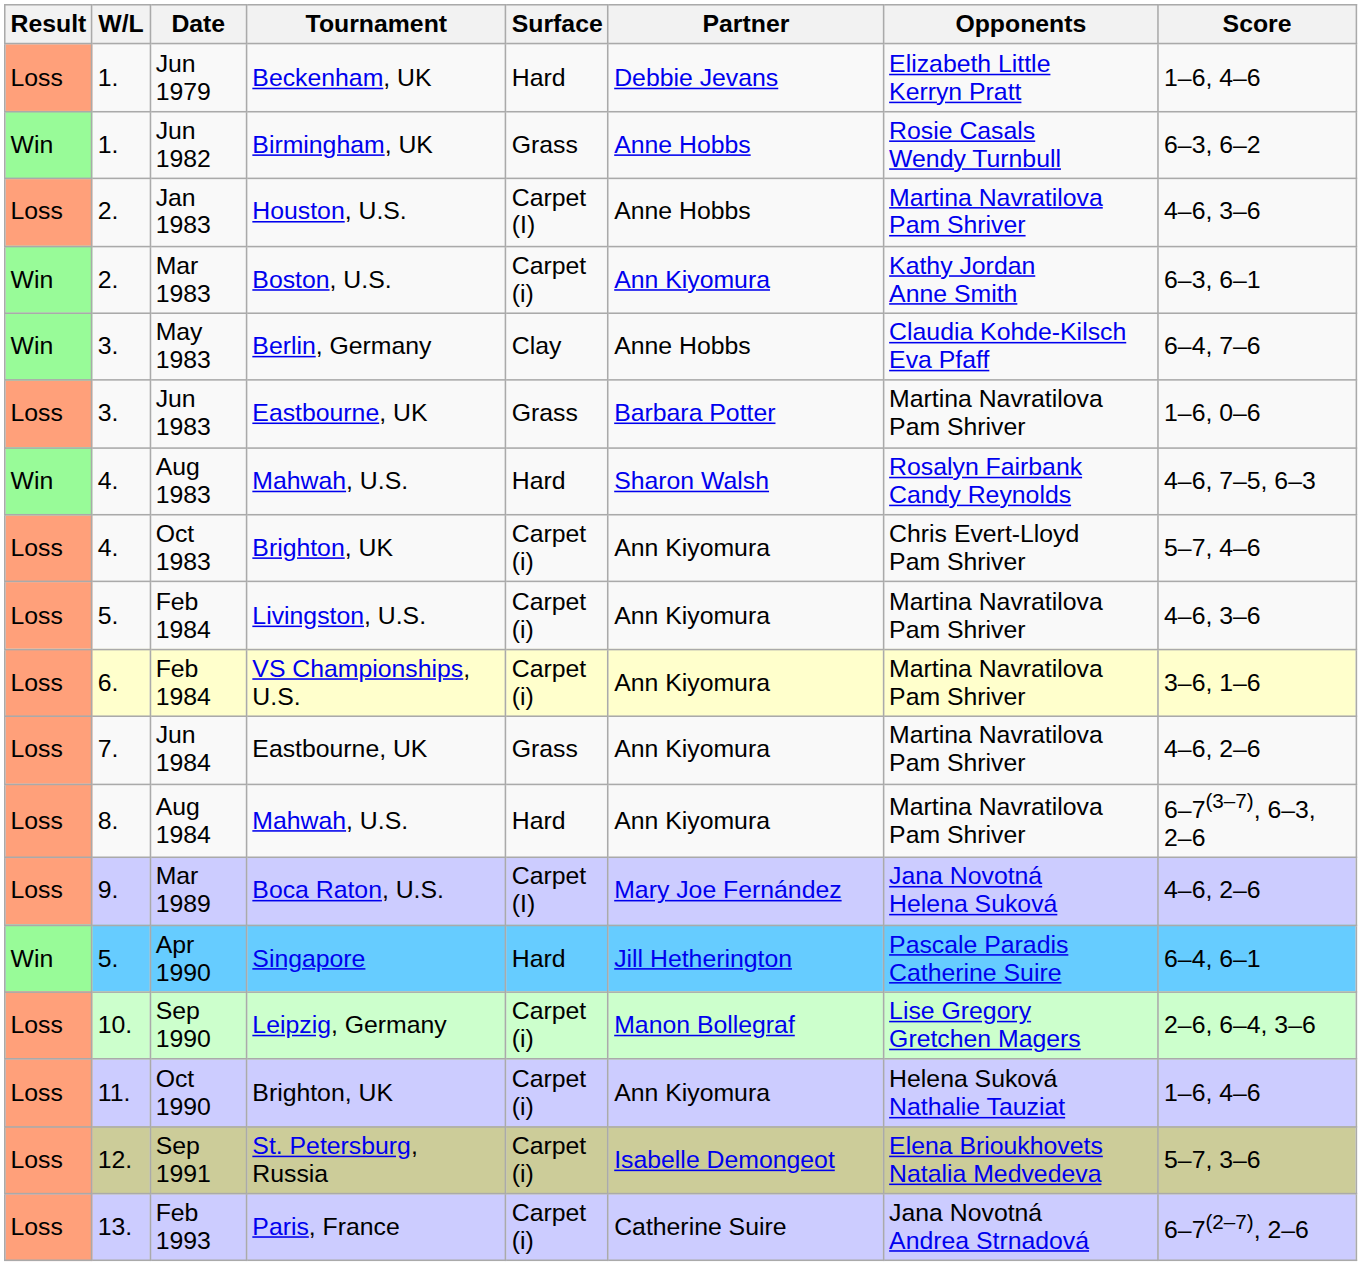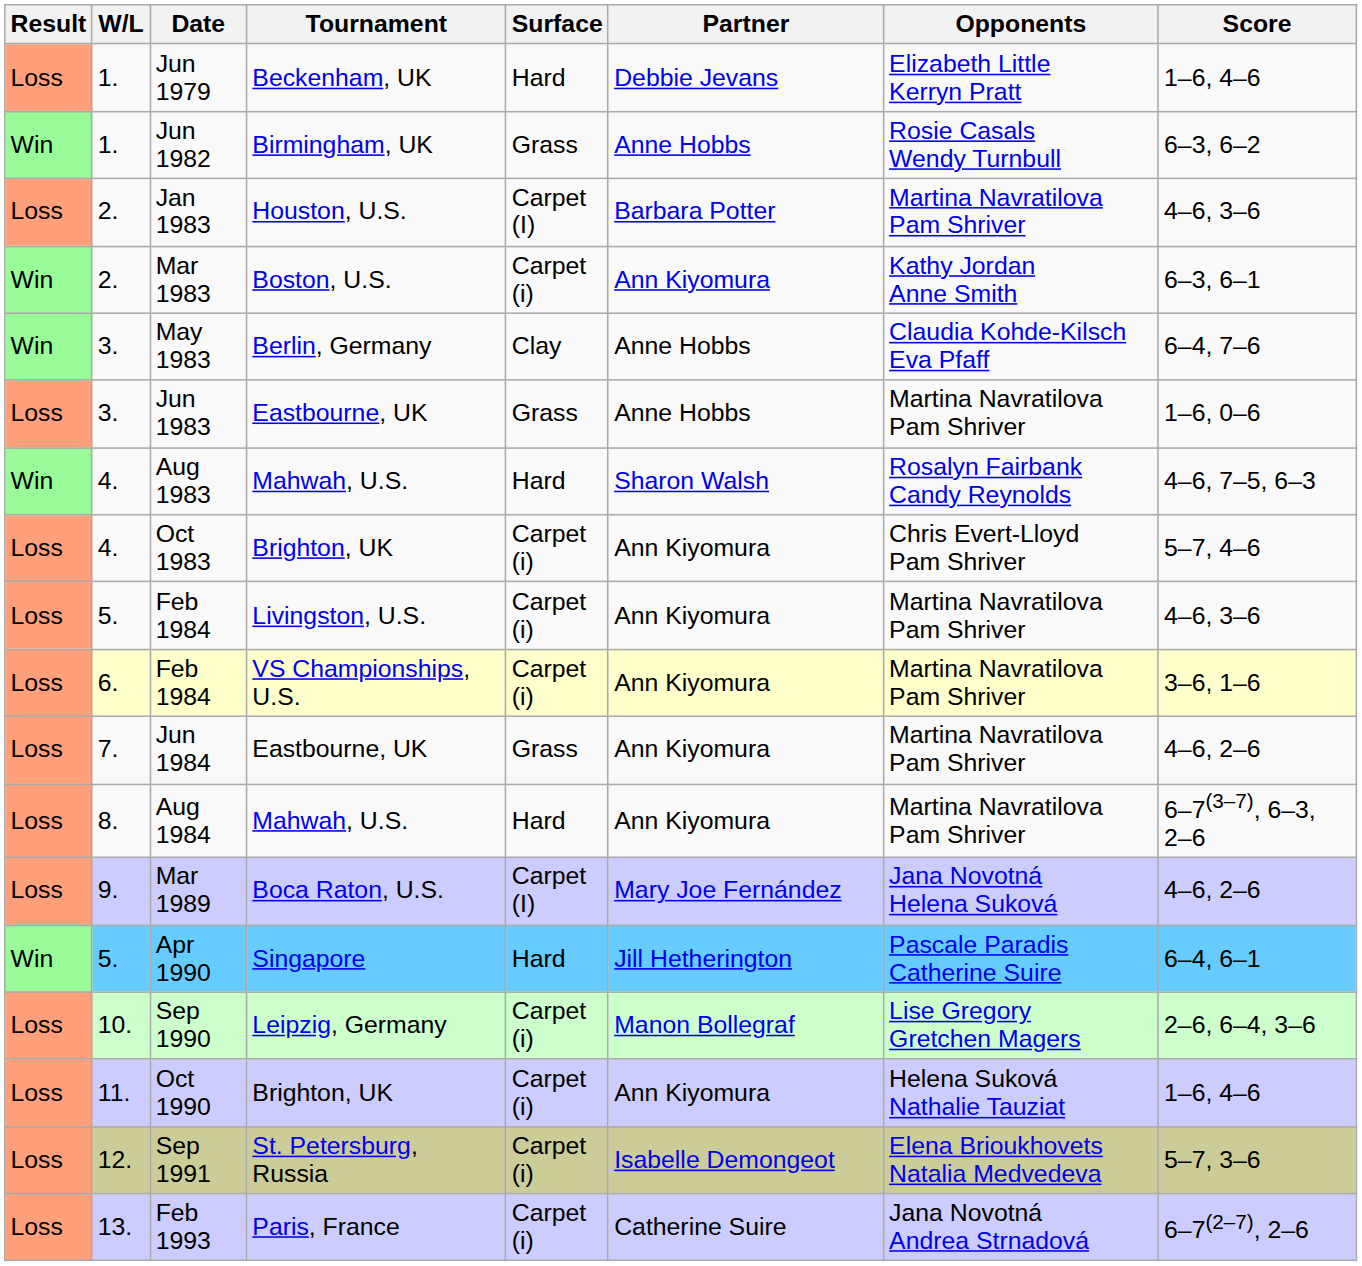(682, 211) Anne Hobbs -> (695, 211) Barbara Potter
(695, 413) Barbara Potter -> (682, 413) Anne Hobbs
